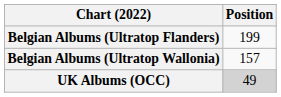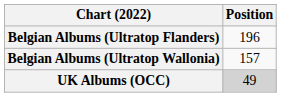(250, 37) 199 -> (250, 37) 196
